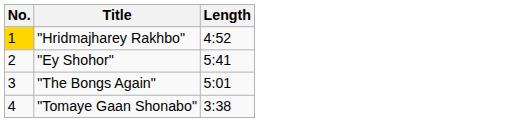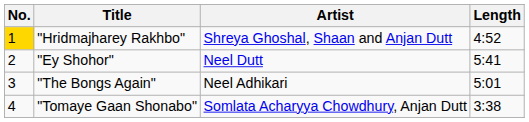+ column: (335, 15)
